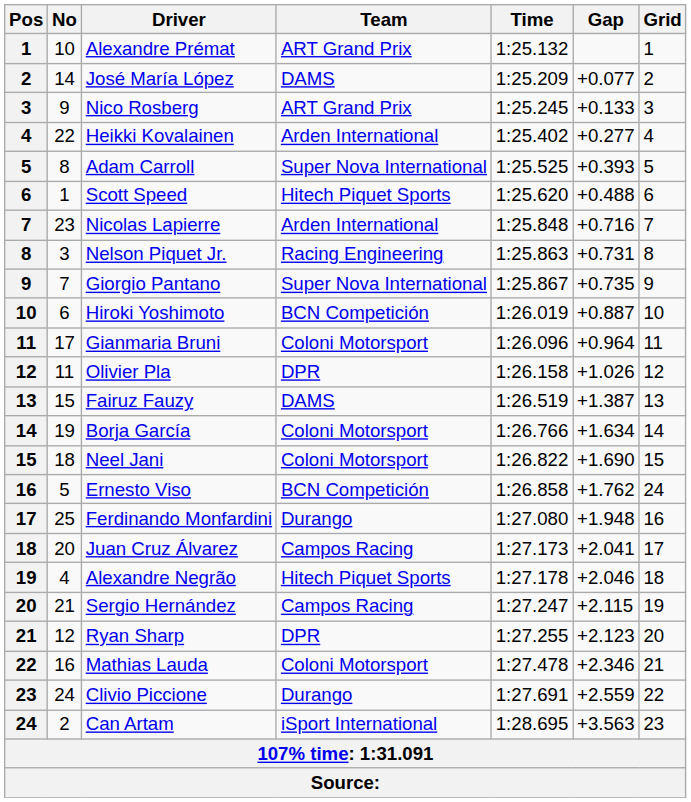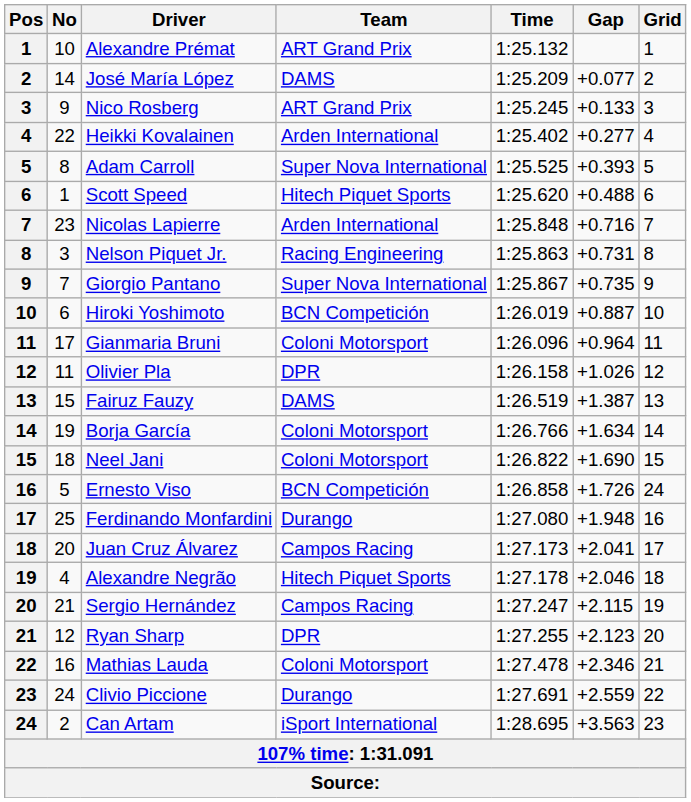(606, 489) +1.762 -> (606, 489) +1.726
